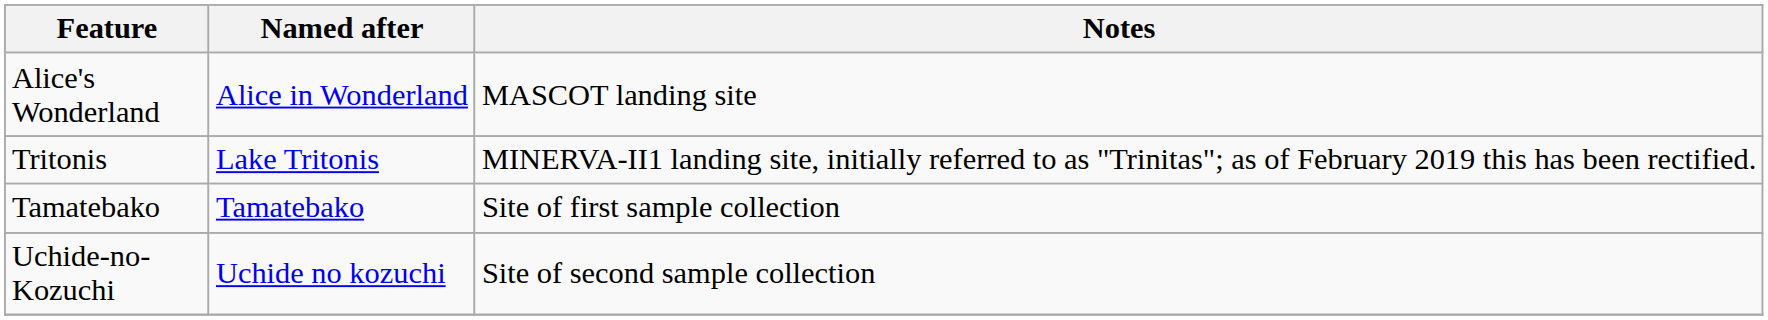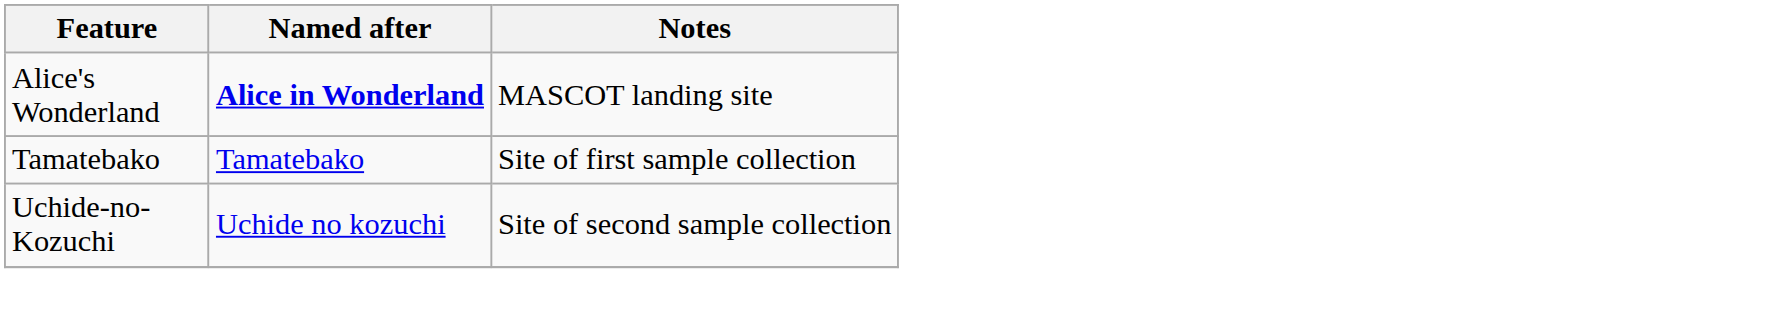(342, 93) normal -> (350, 93) bold
- row: (60, 159)
